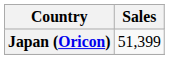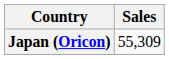(139, 41) 51,399 -> (139, 41) 55,309
